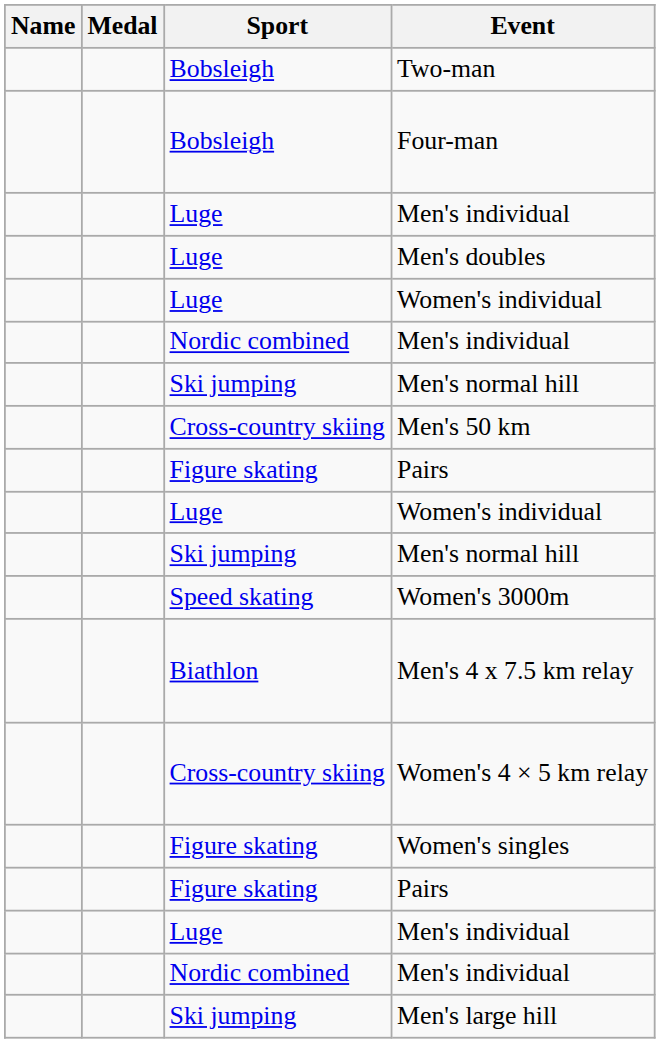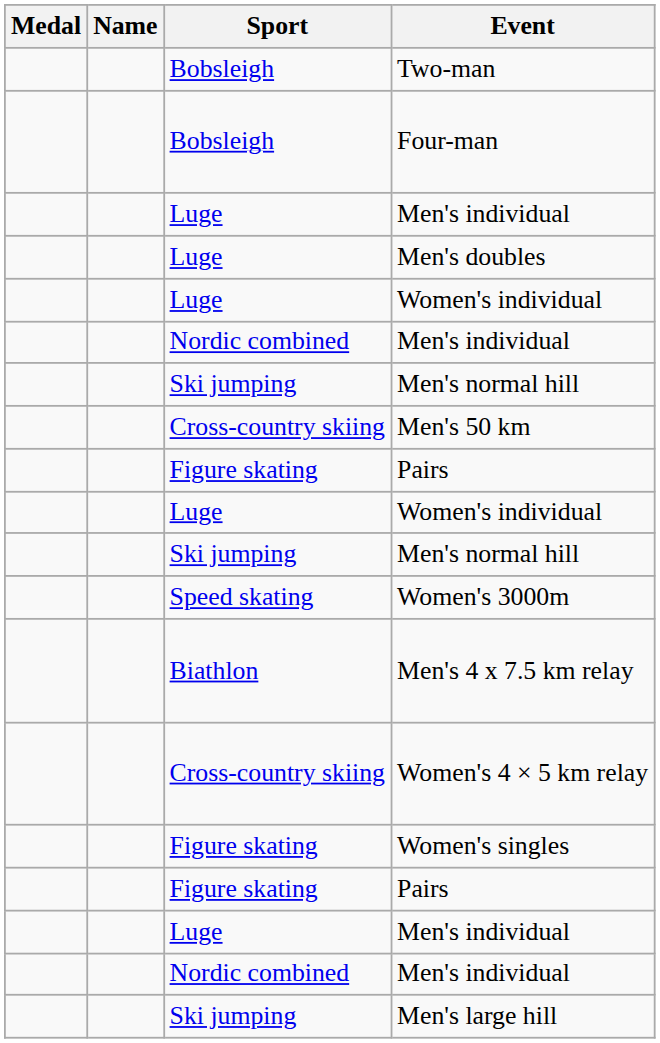columns swapped: (122, 26) <-> (43, 26)
